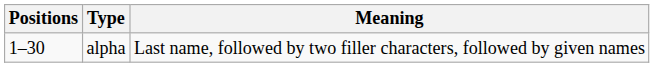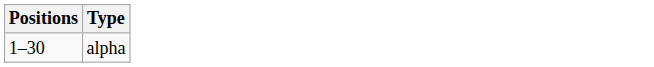- column: (389, 18)
